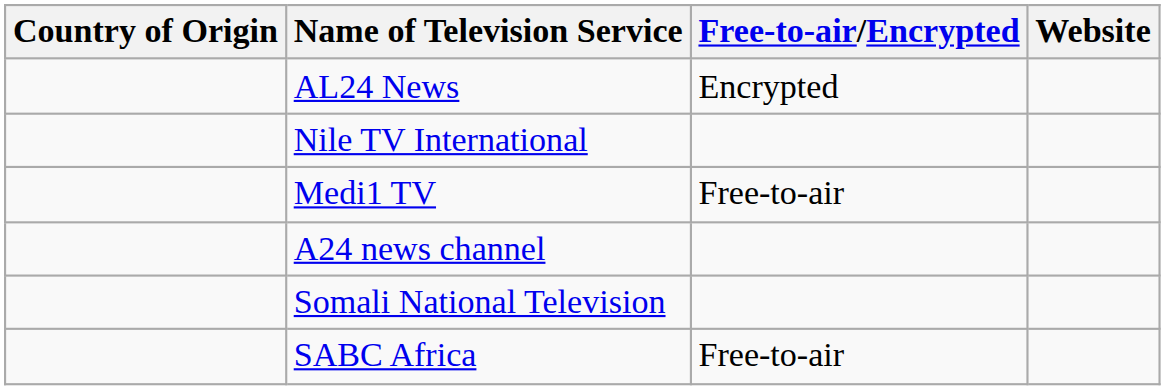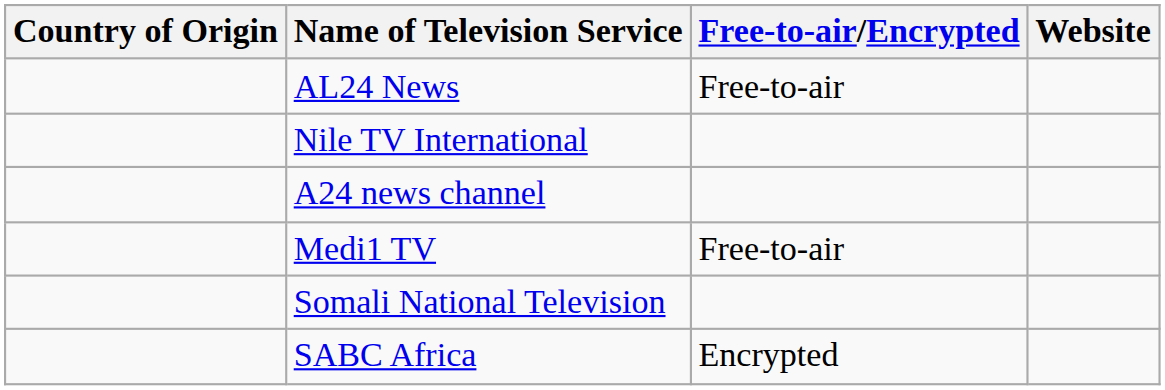(768, 85) Encrypted -> (771, 85) Free-to-air
rows swapped: (420, 247) <-> (365, 193)
(771, 355) Free-to-air -> (768, 355) Encrypted
